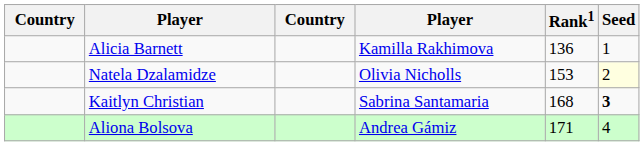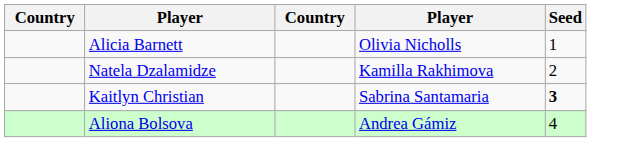- column: (572, 19)
(426, 48) Kamilla Rakhimova -> (410, 44) Olivia Nicholls
(410, 74) Olivia Nicholls -> (426, 70) Kamilla Rakhimova
(606, 74) lightyellow background -> (553, 70) no background
